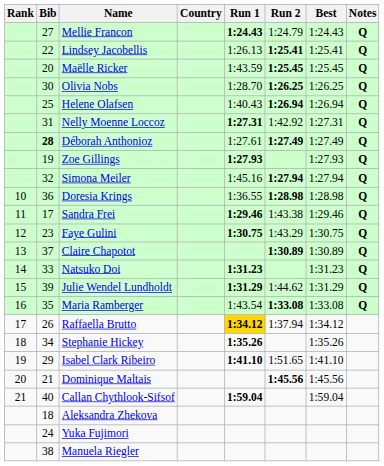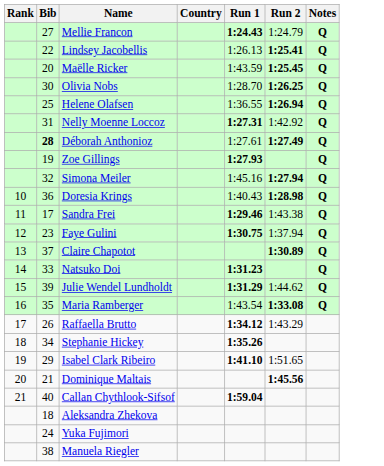- column: (326, 13)
(245, 104) 1:40.43 -> (245, 104) 1:36.55
(245, 196) 1:36.55 -> (245, 196) 1:40.43
(286, 232) 1:43.29 -> (286, 232) 1:37.94
(245, 324) gold background -> (245, 324) no background
(286, 324) 1:37.94 -> (286, 324) 1:43.29
